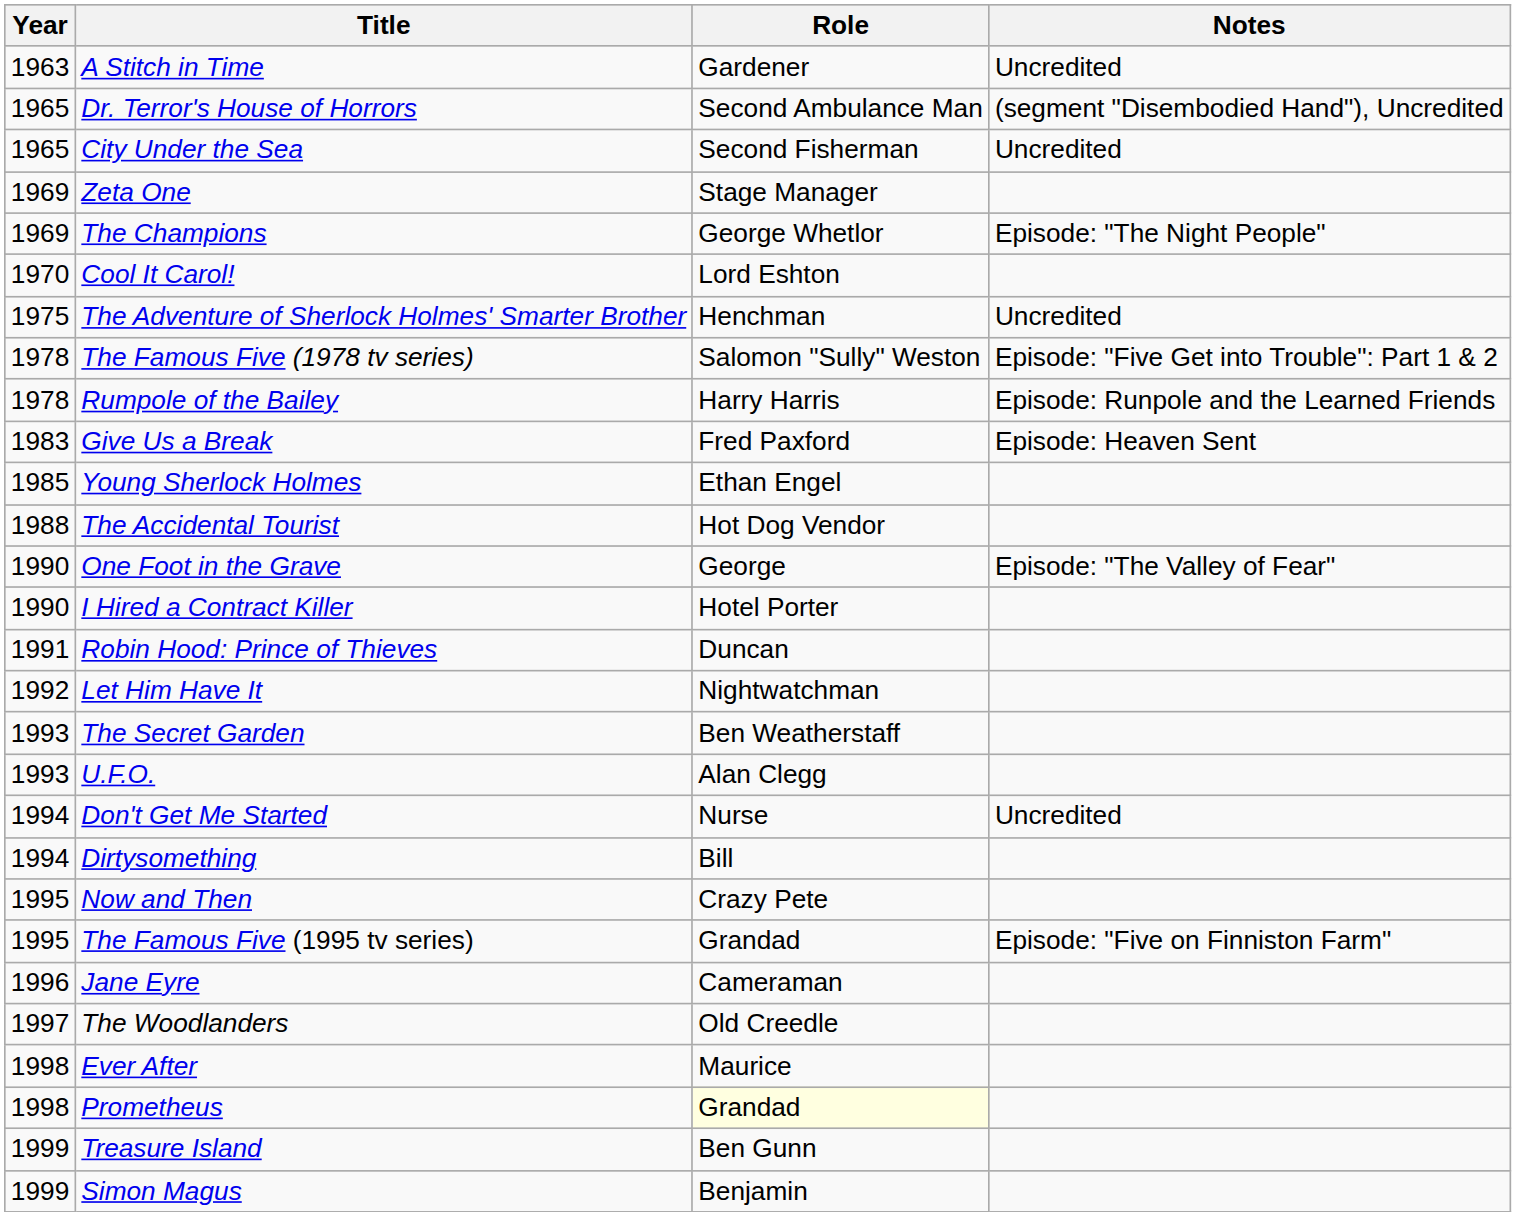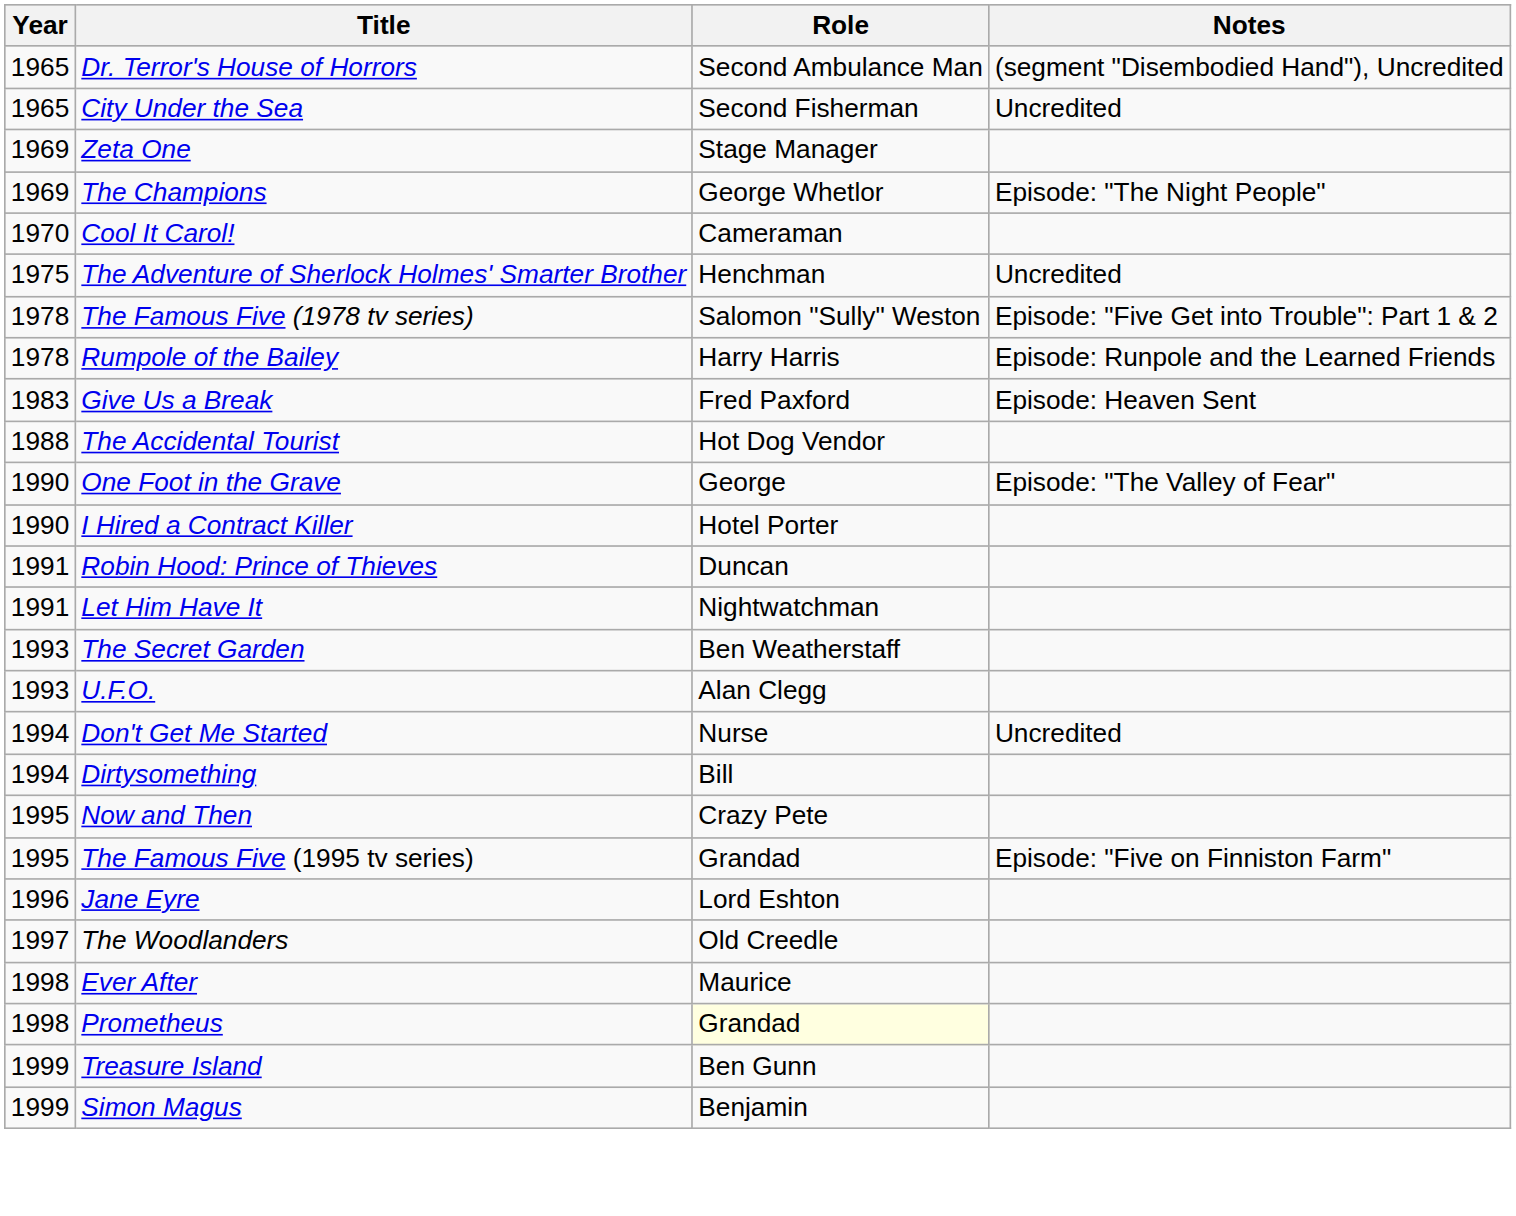- row: (173, 66)
(769, 274) Lord Eshton -> (771, 233) Cameraman
- row: (221, 483)
(40, 691) 1992 -> (40, 607) 1991
(771, 982) Cameraman -> (769, 899) Lord Eshton
